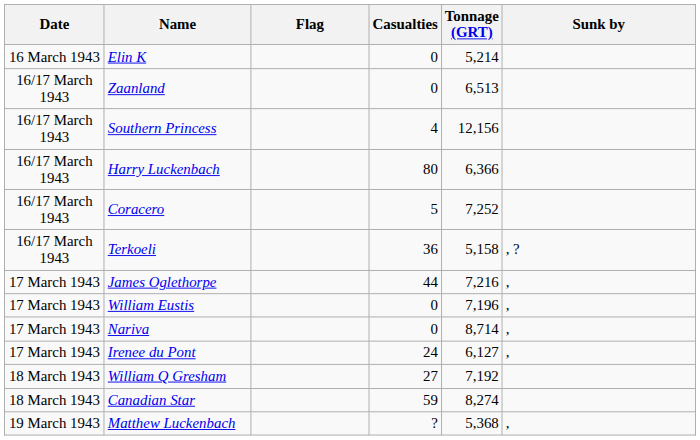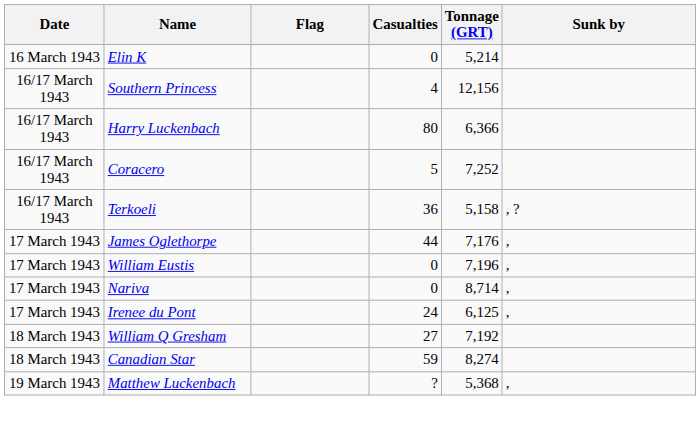- row: (136, 88)
(482, 281) 7,216 -> (482, 241) 7,176
(482, 352) 6,127 -> (482, 312) 6,125
